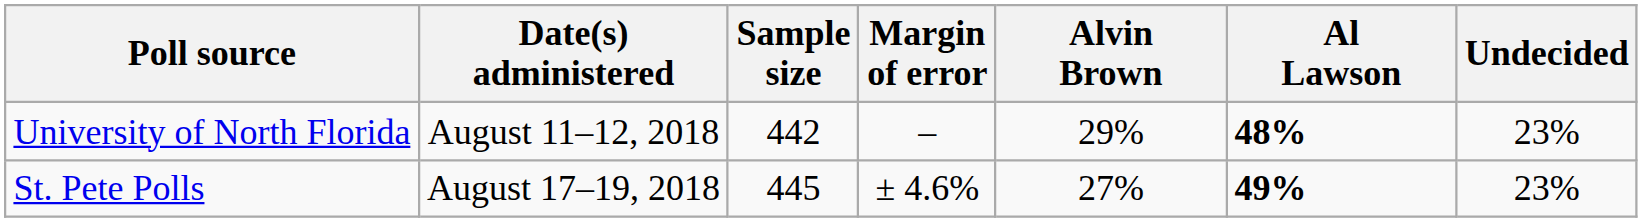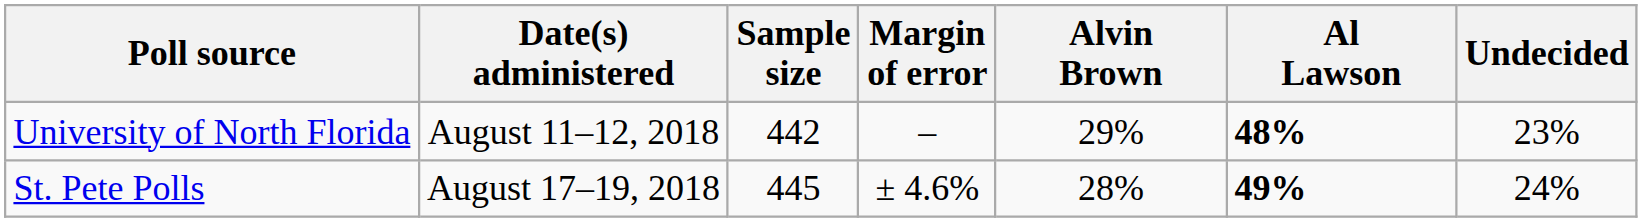(1111, 187) 27% -> (1111, 187) 28%
(1547, 187) 23% -> (1547, 187) 24%
